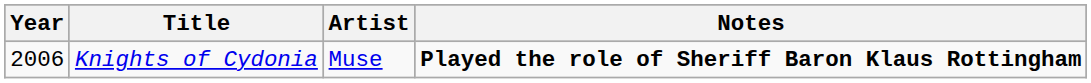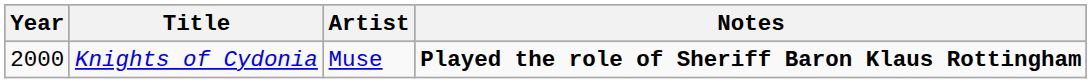(37, 60) 2006 -> (37, 60) 2000
